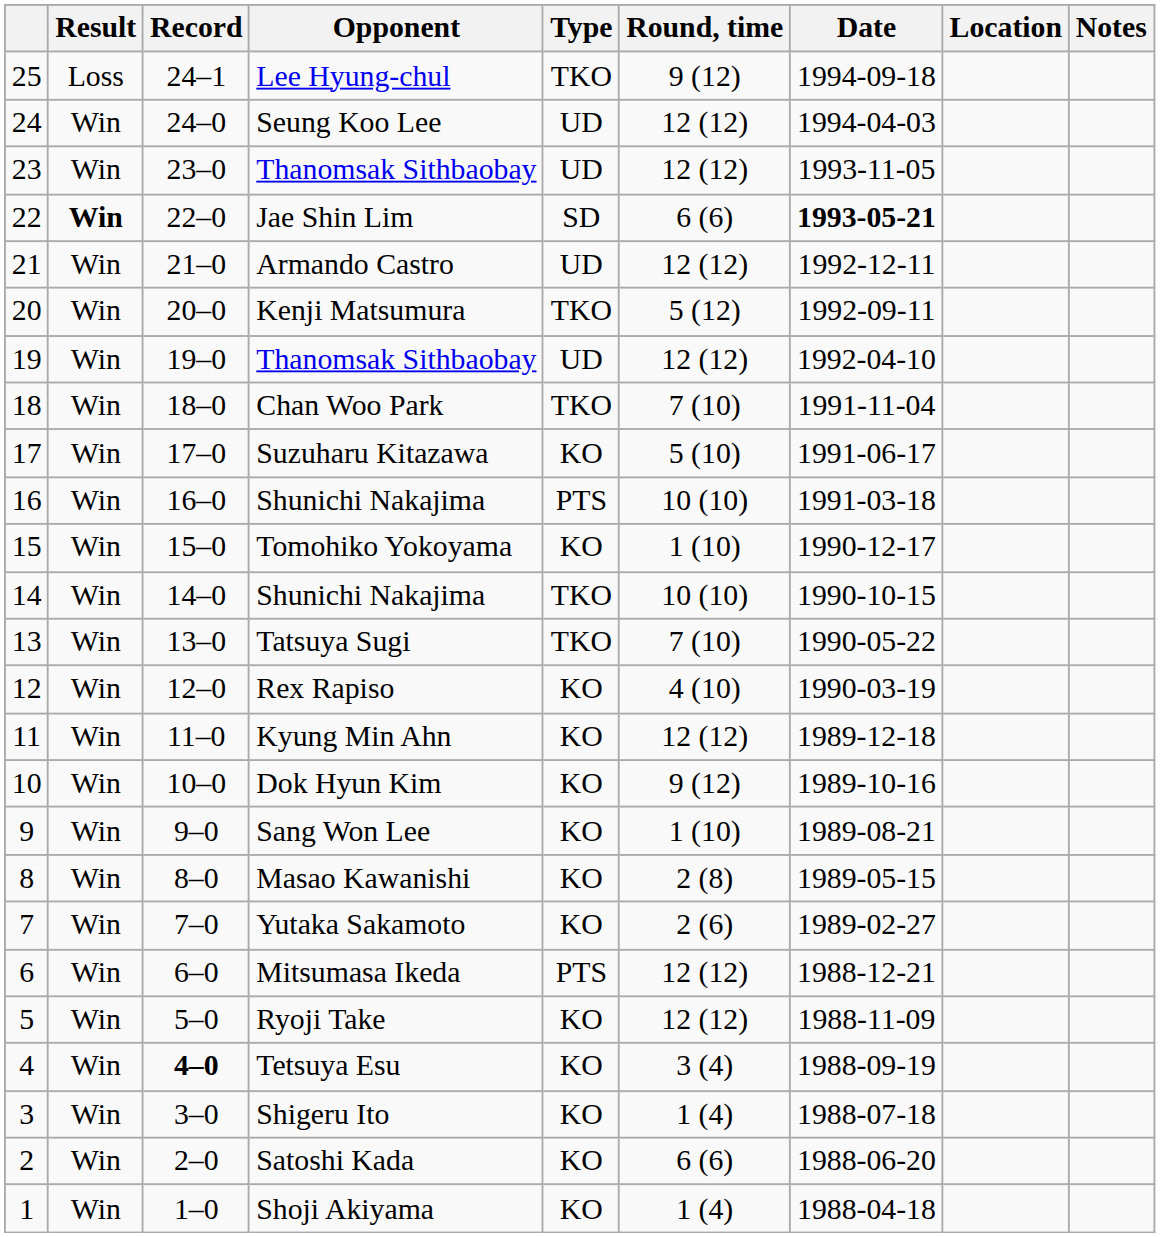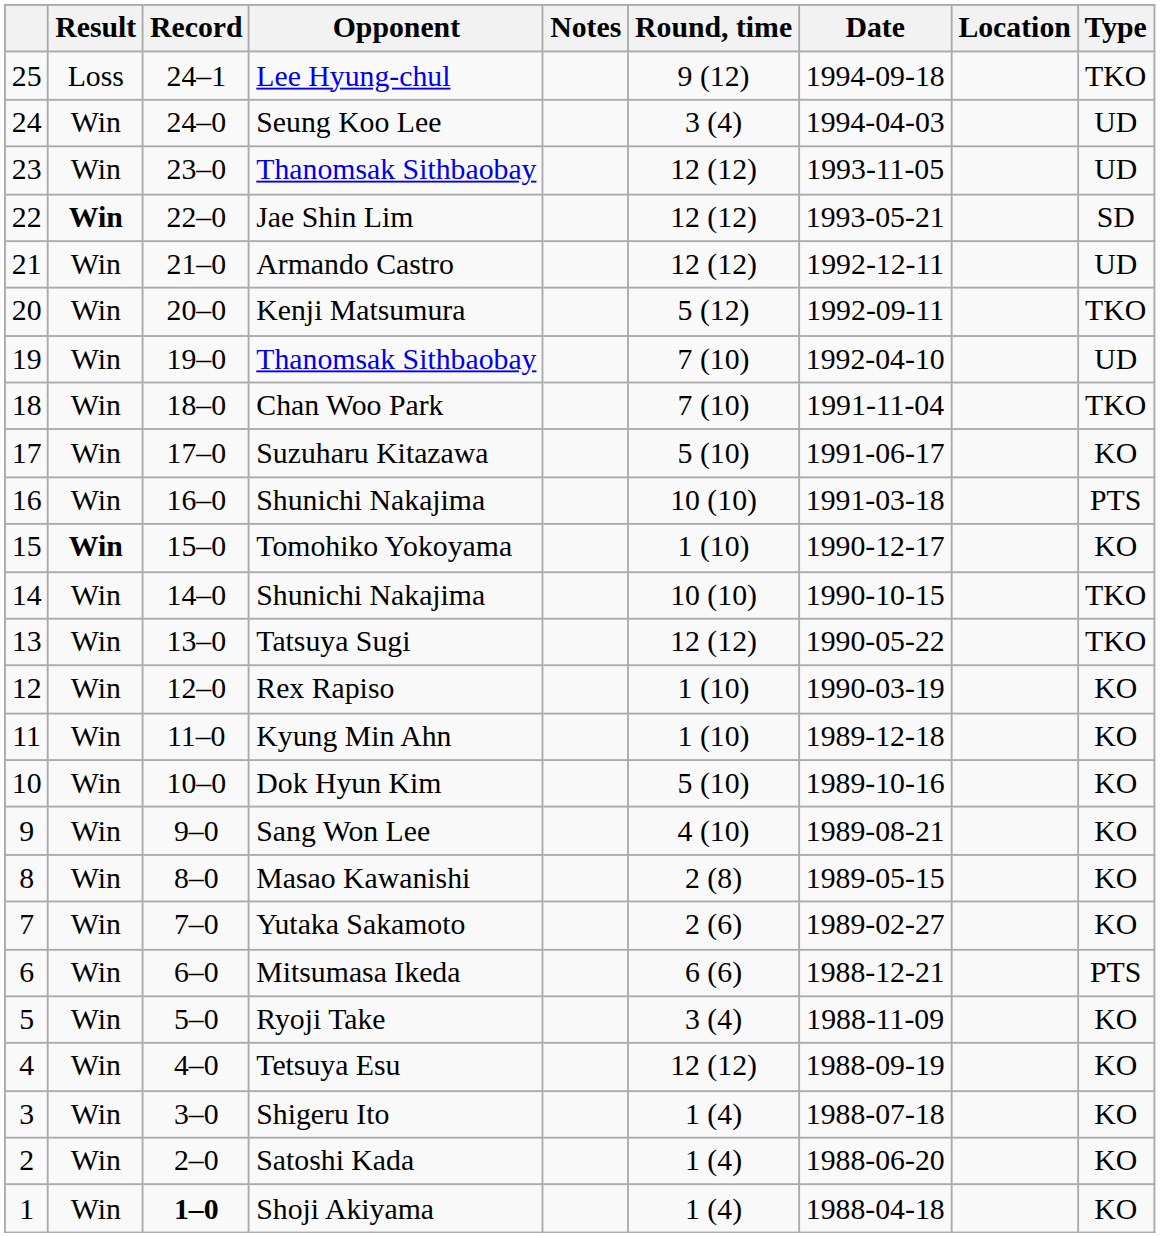columns swapped: (581, 28) <-> (1111, 28)
(705, 122) 12 (12) -> (714, 122) 3 (4)
(705, 216) 6 (6) -> (714, 216) 12 (12)
(866, 216) bold -> (875, 216) normal
(705, 358) 12 (12) -> (714, 358) 7 (10)
(96, 547) normal -> (96, 547) bold
(705, 641) 7 (10) -> (714, 641) 12 (12)
(705, 688) 4 (10) -> (714, 688) 1 (10)
(705, 736) 12 (12) -> (714, 736) 1 (10)
(705, 783) 9 (12) -> (714, 783) 5 (10)
(705, 830) 1 (10) -> (714, 830) 4 (10)
(705, 972) 12 (12) -> (714, 972) 6 (6)
(705, 1019) 12 (12) -> (714, 1019) 3 (4)
(196, 1066) bold -> (196, 1066) normal
(705, 1066) 3 (4) -> (714, 1066) 12 (12)
(705, 1160) 6 (6) -> (714, 1160) 1 (4)
(196, 1208) normal -> (196, 1208) bold
